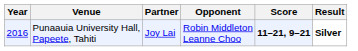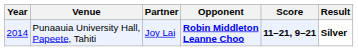(17, 33) 2016 -> (17, 33) 2014
(218, 33) normal -> (221, 33) bold
